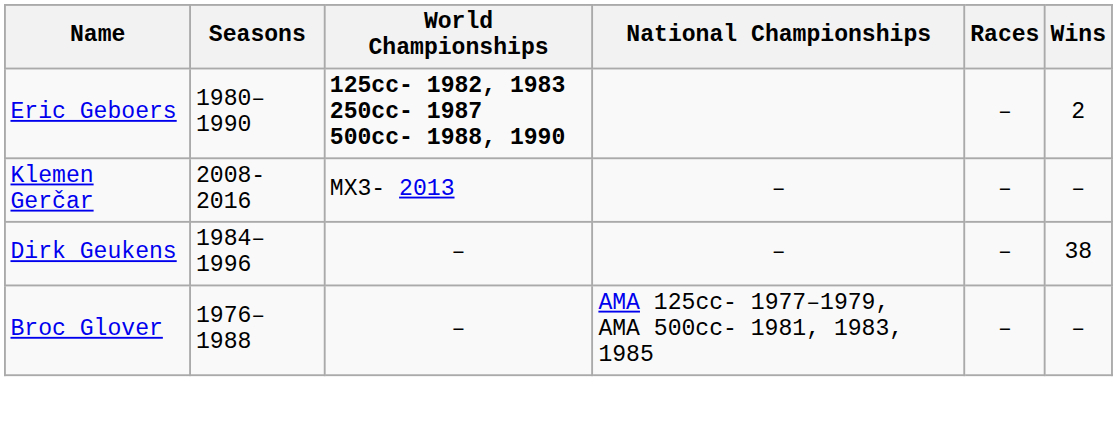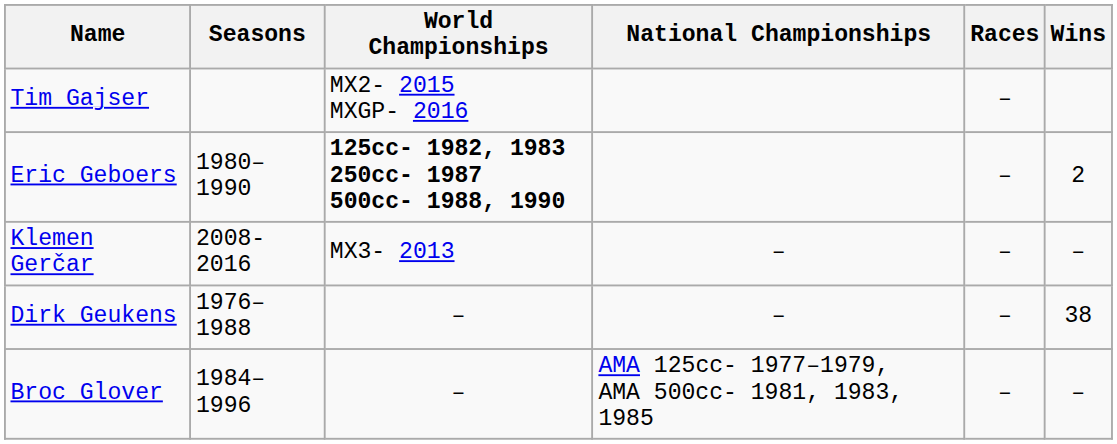+ row: (80, 100)
(231, 254) 1984–1996 -> (231, 317) 1976–1988
(231, 330) 1976–1988 -> (231, 394) 1984–1996
